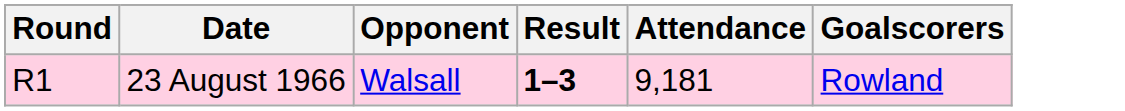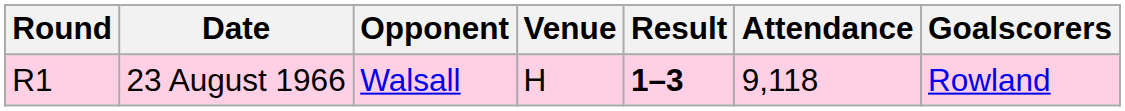+ column: (570, 29)
(674, 79) 9,181 -> (780, 79) 9,118
